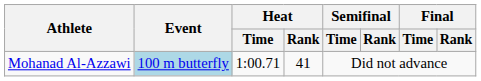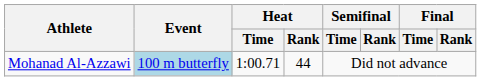(303, 64) 41 -> (303, 64) 44
